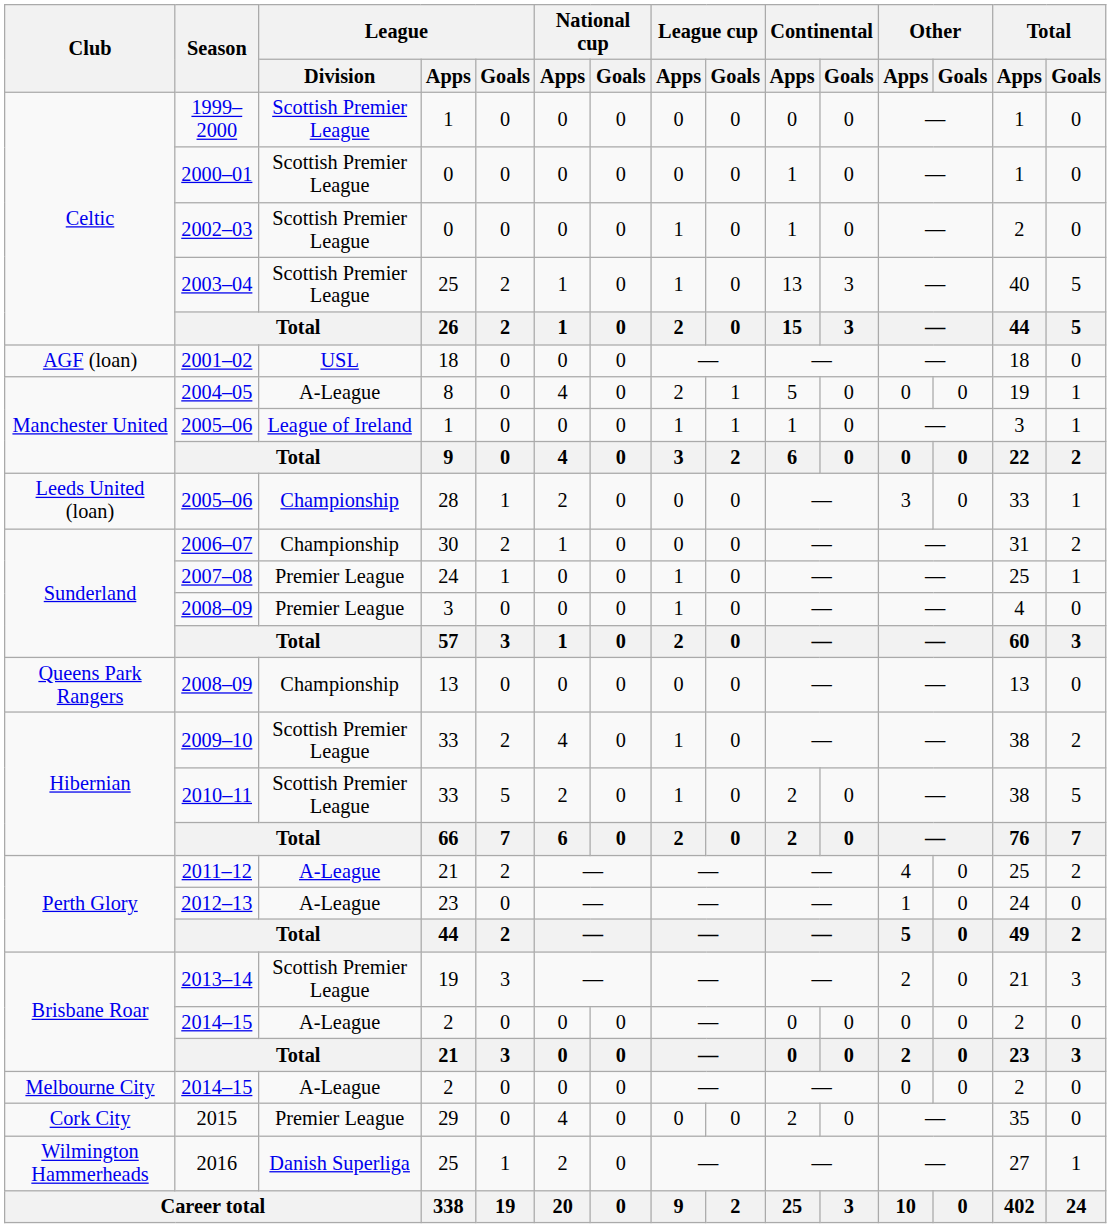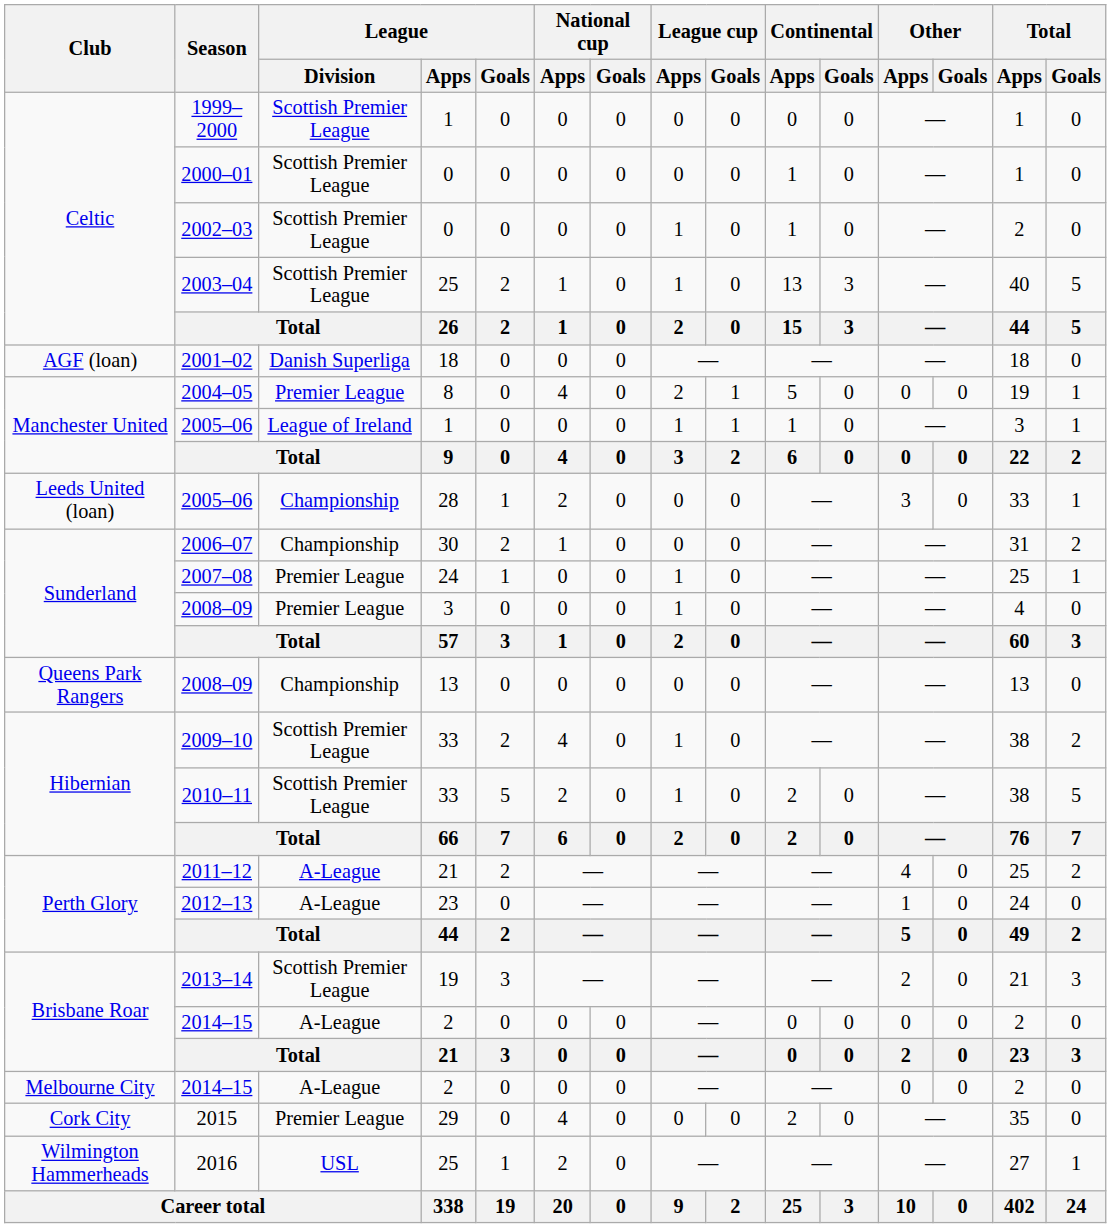(340, 360) USL -> (340, 360) Danish Superliga
(340, 392) A-League -> (340, 392) Premier League
(340, 1162) Danish Superliga -> (340, 1162) USL
